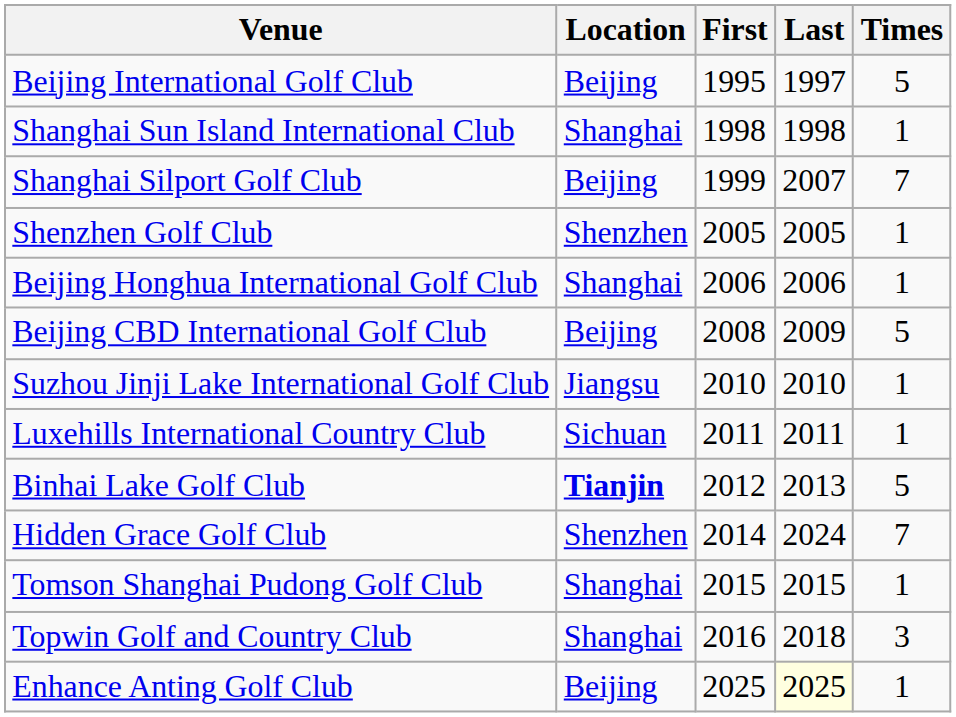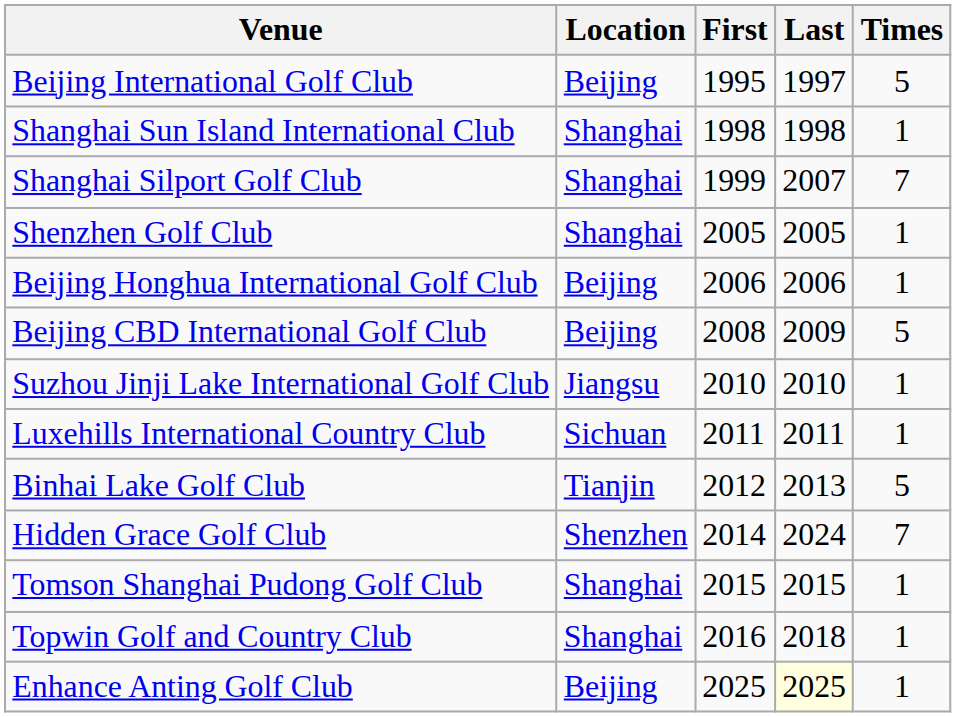(611, 181) Beijing -> (623, 181) Shanghai
(626, 231) Shenzhen -> (623, 231) Shanghai
(623, 282) Shanghai -> (611, 282) Beijing
(614, 484) bold -> (609, 484) normal
(902, 635) 3 -> (902, 635) 1
